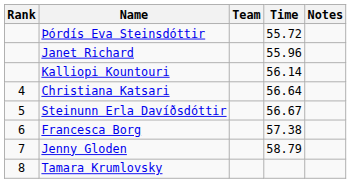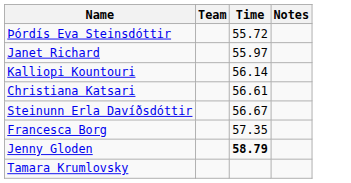- column: (22, 14)
(284, 53) 55.96 -> (250, 53) 55.97
(284, 91) 56.64 -> (250, 91) 56.61
(284, 130) 57.38 -> (250, 130) 57.35
(284, 149) normal -> (250, 149) bold
